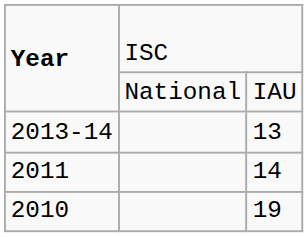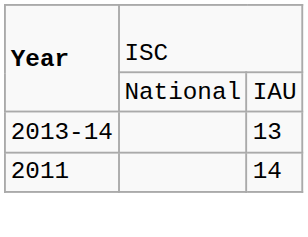- row: (40, 211)
